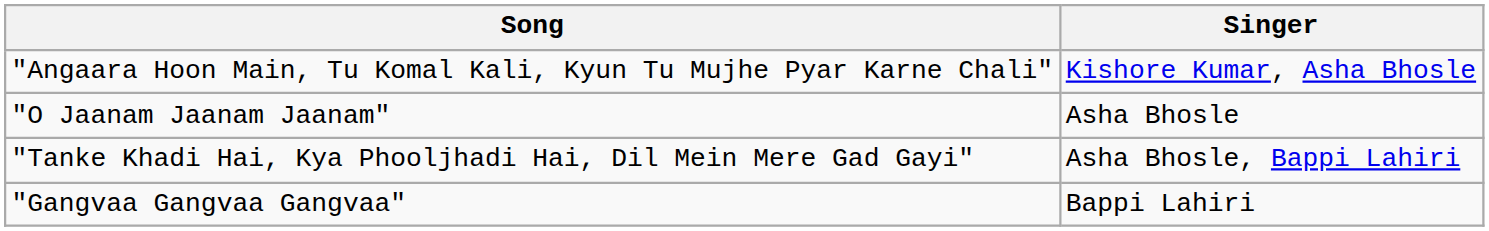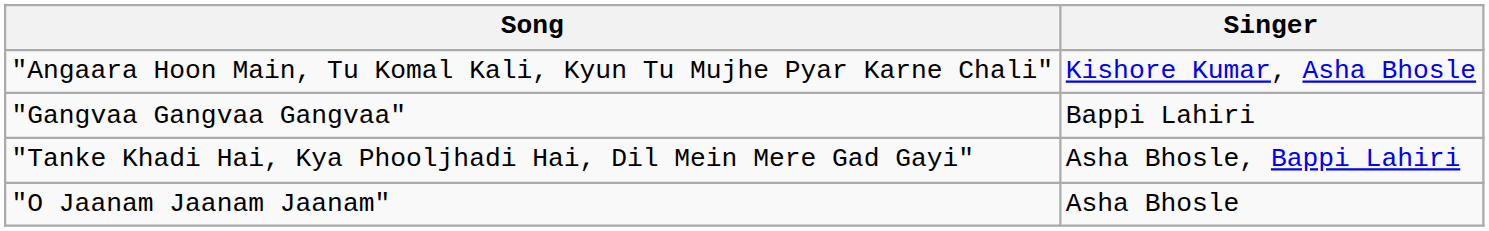rows swapped: (201, 115) <-> (209, 204)
